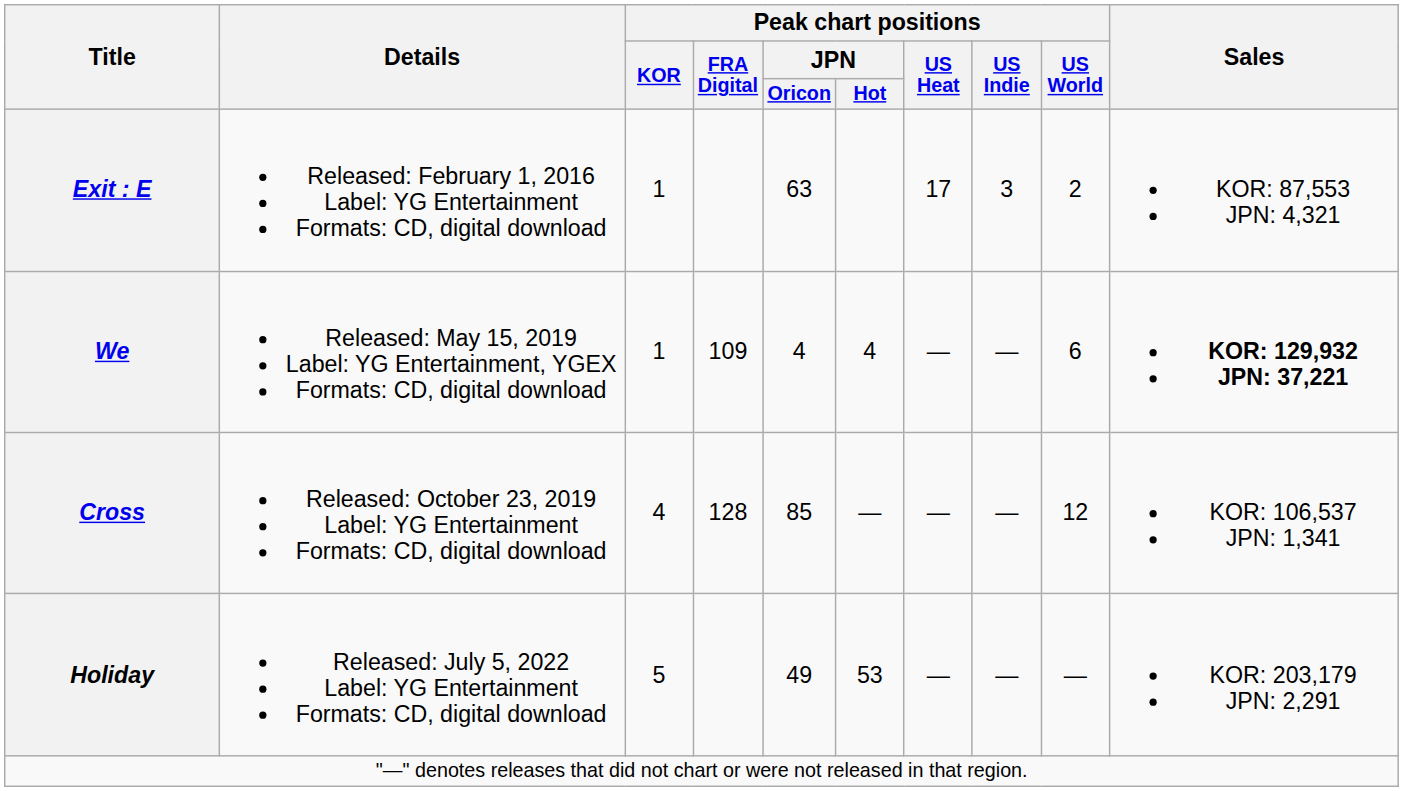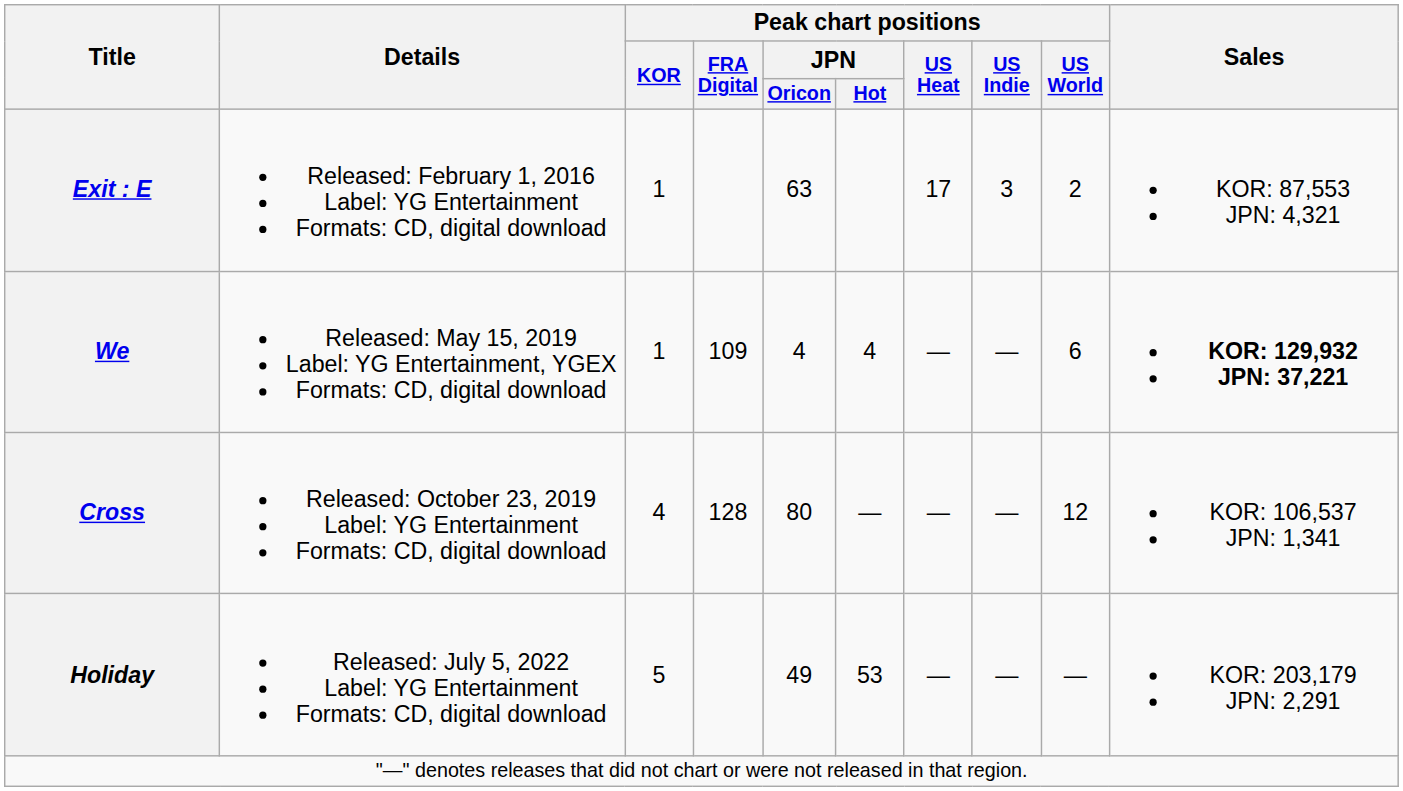(799, 512) 85 -> (799, 512) 80
